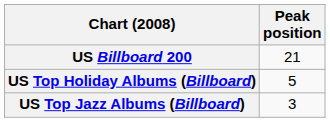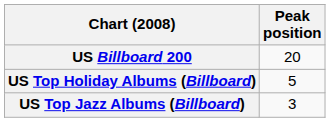(292, 57) 21 -> (292, 57) 20
